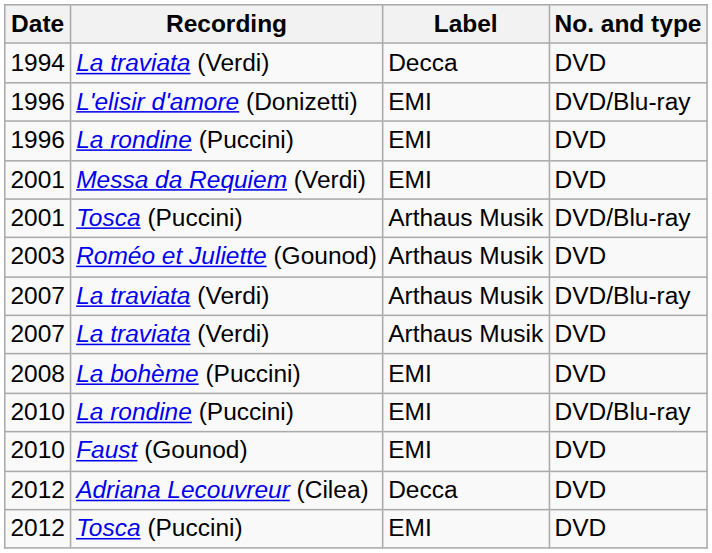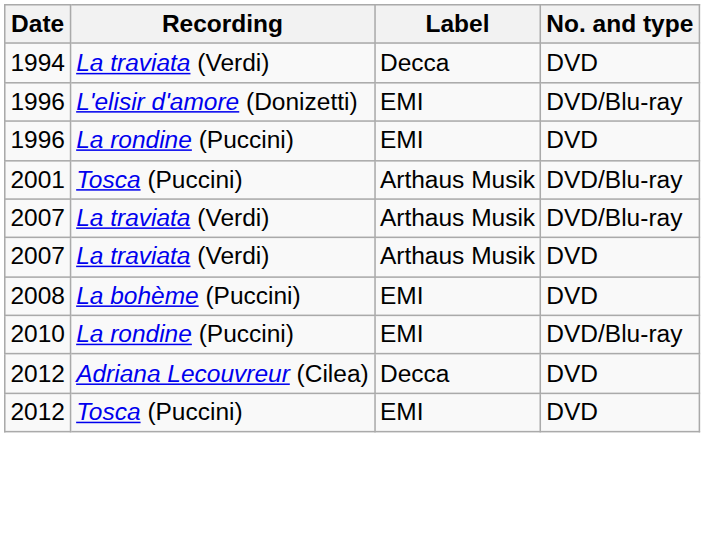- row: (38, 179)
- row: (38, 256)
- row: (38, 450)
